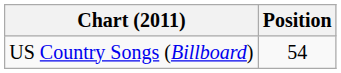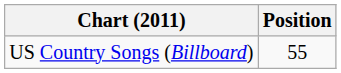(297, 52) 54 -> (297, 52) 55
